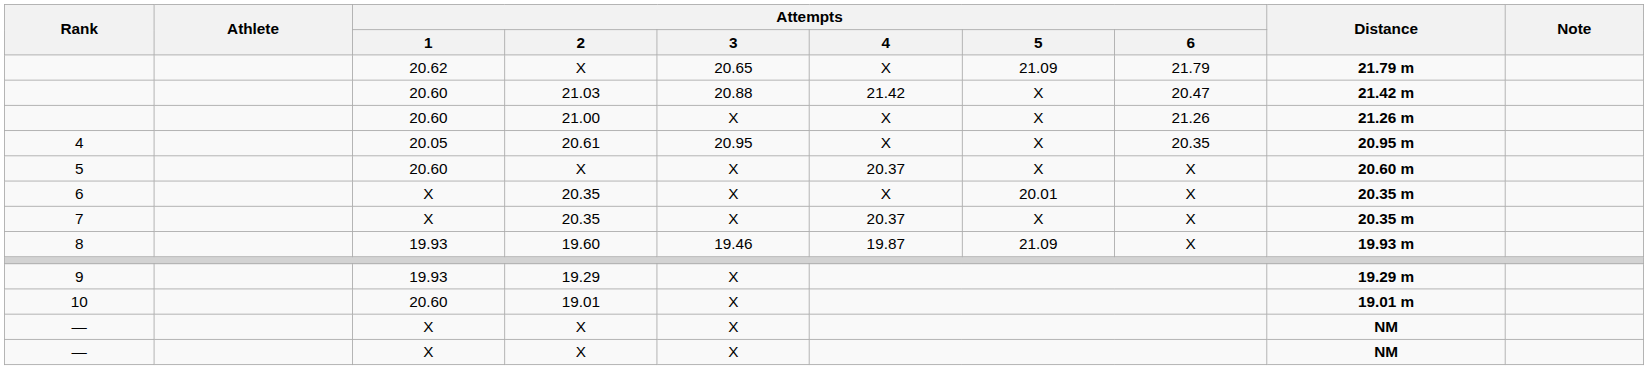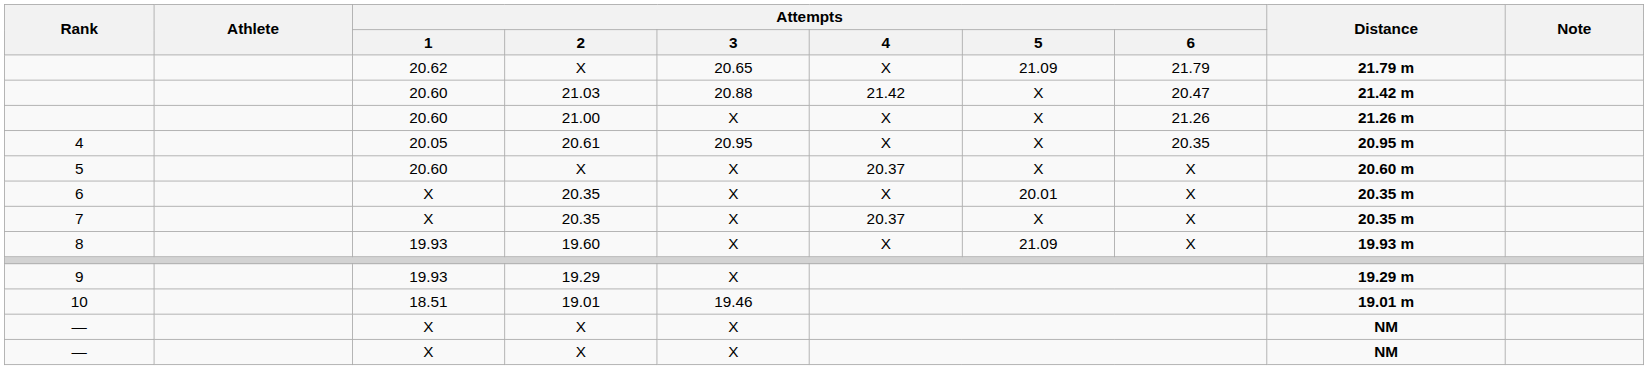(733, 244) 19.46 -> (733, 244) X
(886, 244) 19.87 -> (886, 244) X
(428, 301) 20.60 -> (428, 301) 18.51
(733, 301) X -> (733, 301) 19.46
